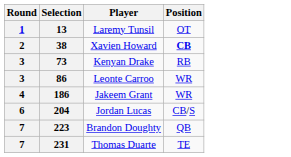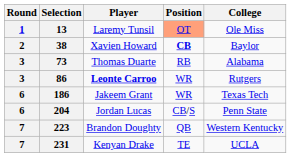+ column: (245, 12)
(184, 29) no background -> (184, 29) lightsalmon background
(124, 62) Kenyan Drake -> (124, 62) Thomas Duarte
(124, 78) normal -> (124, 78) bold
(22, 95) 4 -> (22, 95) 6
(124, 144) Thomas Duarte -> (124, 144) Kenyan Drake
